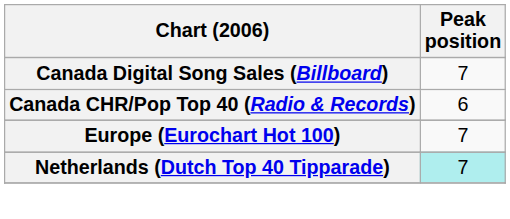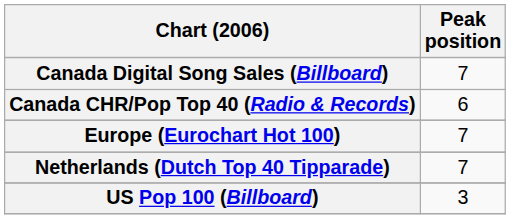(463, 167) paleturquoise background -> (463, 167) no background
+ row: (212, 198)
